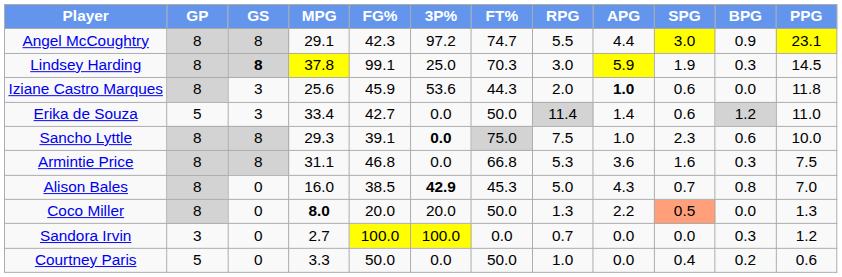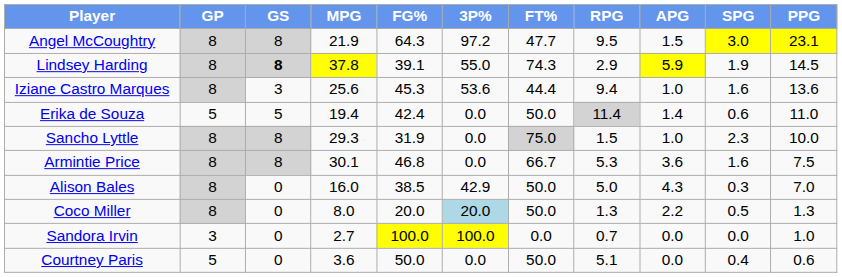- column: (745, 16)
(319, 41) 29.1 -> (344, 41) 21.9
(380, 41) 42.3 -> (410, 41) 64.3
(502, 41) 74.7 -> (541, 41) 47.7
(563, 41) 5.5 -> (607, 41) 9.5
(624, 41) 4.4 -> (672, 41) 1.5
(380, 65) 99.1 -> (410, 65) 39.1
(441, 65) 25.0 -> (475, 65) 55.0
(502, 65) 70.3 -> (541, 65) 74.3
(563, 65) 3.0 -> (607, 65) 2.9
(380, 89) 45.9 -> (410, 89) 45.3
(502, 89) 44.3 -> (541, 89) 44.4
(563, 89) 2.0 -> (607, 89) 9.4
(624, 89) bold -> (672, 89) normal
(685, 89) 0.6 -> (738, 89) 1.6
(806, 89) 11.8 -> (804, 89) 13.6
(258, 114) 3 -> (278, 114) 5
(319, 114) 33.4 -> (344, 114) 19.4
(380, 114) 42.7 -> (410, 114) 42.4
(380, 138) 39.1 -> (410, 138) 31.9
(441, 138) bold -> (475, 138) normal
(563, 138) 7.5 -> (607, 138) 1.5
(319, 162) 31.1 -> (344, 162) 30.1
(502, 162) 66.8 -> (541, 162) 66.7
(441, 187) bold -> (475, 187) normal
(502, 187) 45.3 -> (541, 187) 50.0
(685, 187) 0.7 -> (738, 187) 0.3
(319, 211) bold -> (344, 211) normal
(441, 211) no background -> (475, 211) lightblue background
(685, 211) lightsalmon background -> (738, 211) no background
(806, 235) 1.2 -> (804, 235) 1.0
(319, 260) 3.3 -> (344, 260) 3.6
(563, 260) 1.0 -> (607, 260) 5.1
